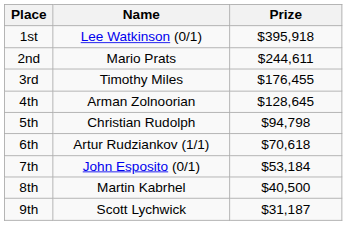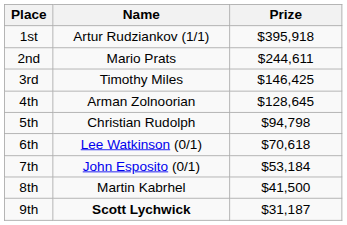(141, 36) Lee Watkinson (0/1) -> (141, 36) Artur Rudziankov (1/1)
(286, 79) $176,455 -> (286, 79) $146,425
(141, 144) Artur Rudziankov (1/1) -> (141, 144) Lee Watkinson (0/1)
(286, 187) $40,500 -> (286, 187) $41,500
(141, 209) normal -> (141, 209) bold
